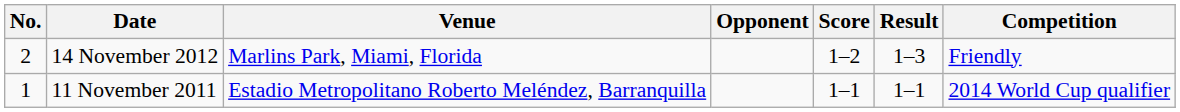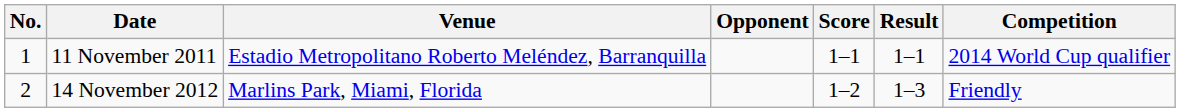rows swapped: (134, 90) <-> (135, 55)
